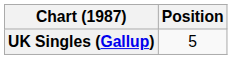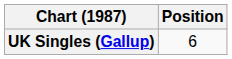(193, 41) 5 -> (193, 41) 6
